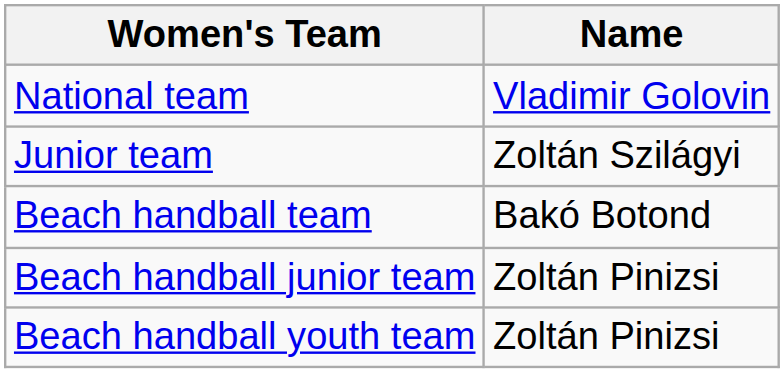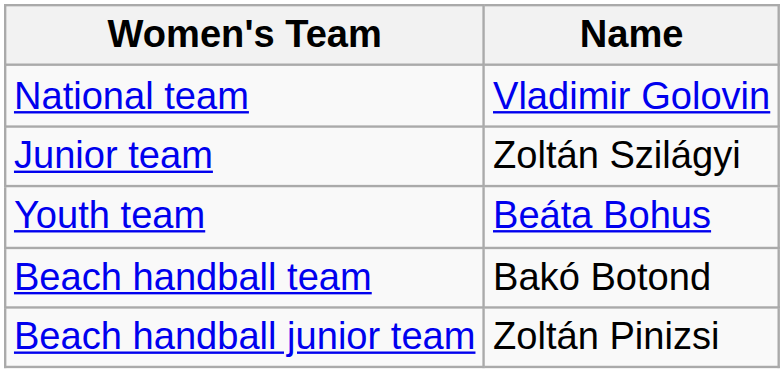+ row: (110, 215)
- row: (245, 336)
